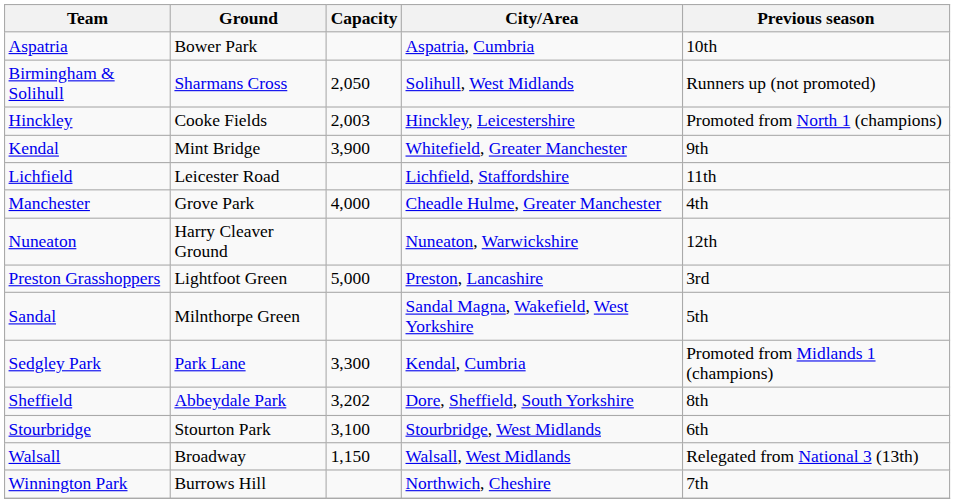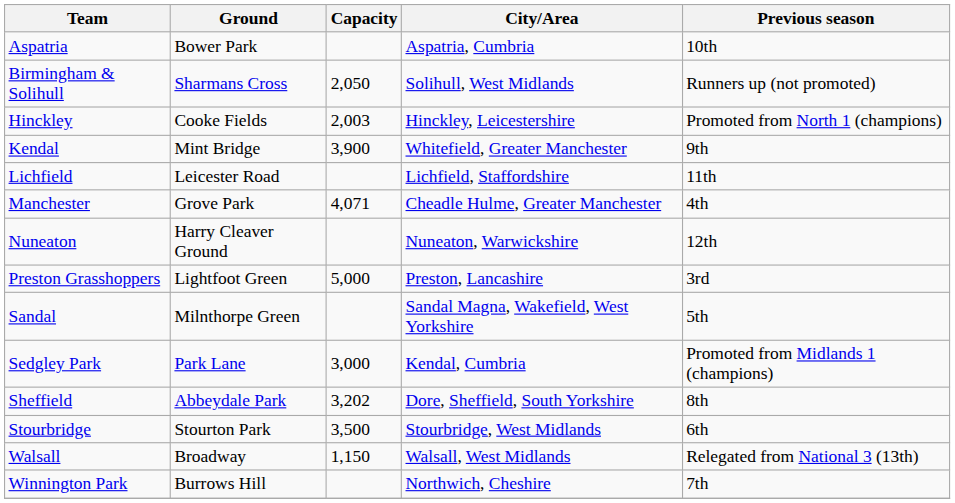(350, 203) 4,000 -> (350, 203) 4,071
(350, 363) 3,300 -> (350, 363) 3,000
(350, 428) 3,100 -> (350, 428) 3,500
